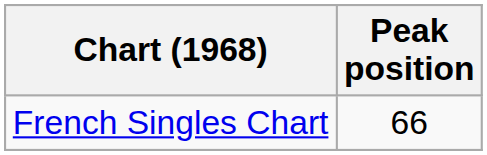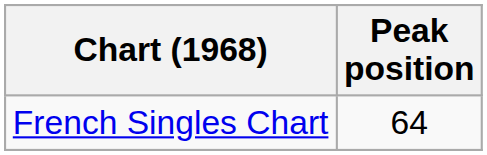(409, 122) 66 -> (409, 122) 64
